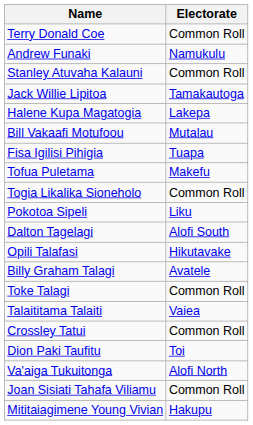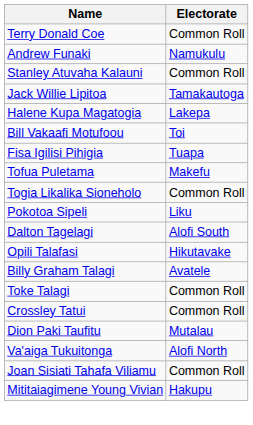(191, 133) Mutalau -> (177, 133) Toi
- row: (55, 311)
(177, 350) Toi -> (191, 331) Mutalau
